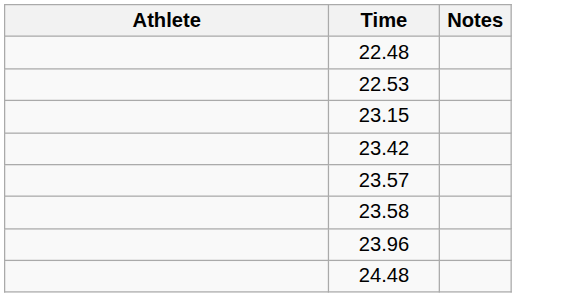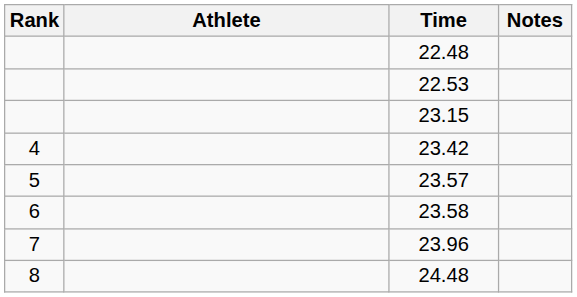+ column: (34, 20)
